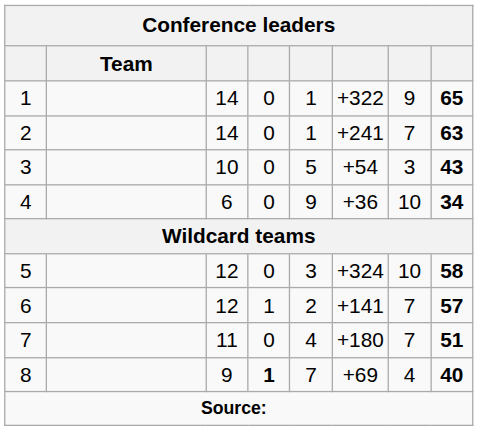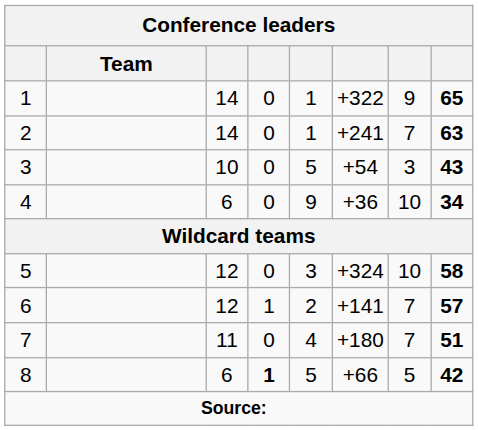(227, 374) 9 -> (227, 374) 6
(311, 374) 7 -> (311, 374) 5
(360, 374) +69 -> (360, 374) +66
(410, 374) 4 -> (410, 374) 5
(452, 374) 40 -> (452, 374) 42
